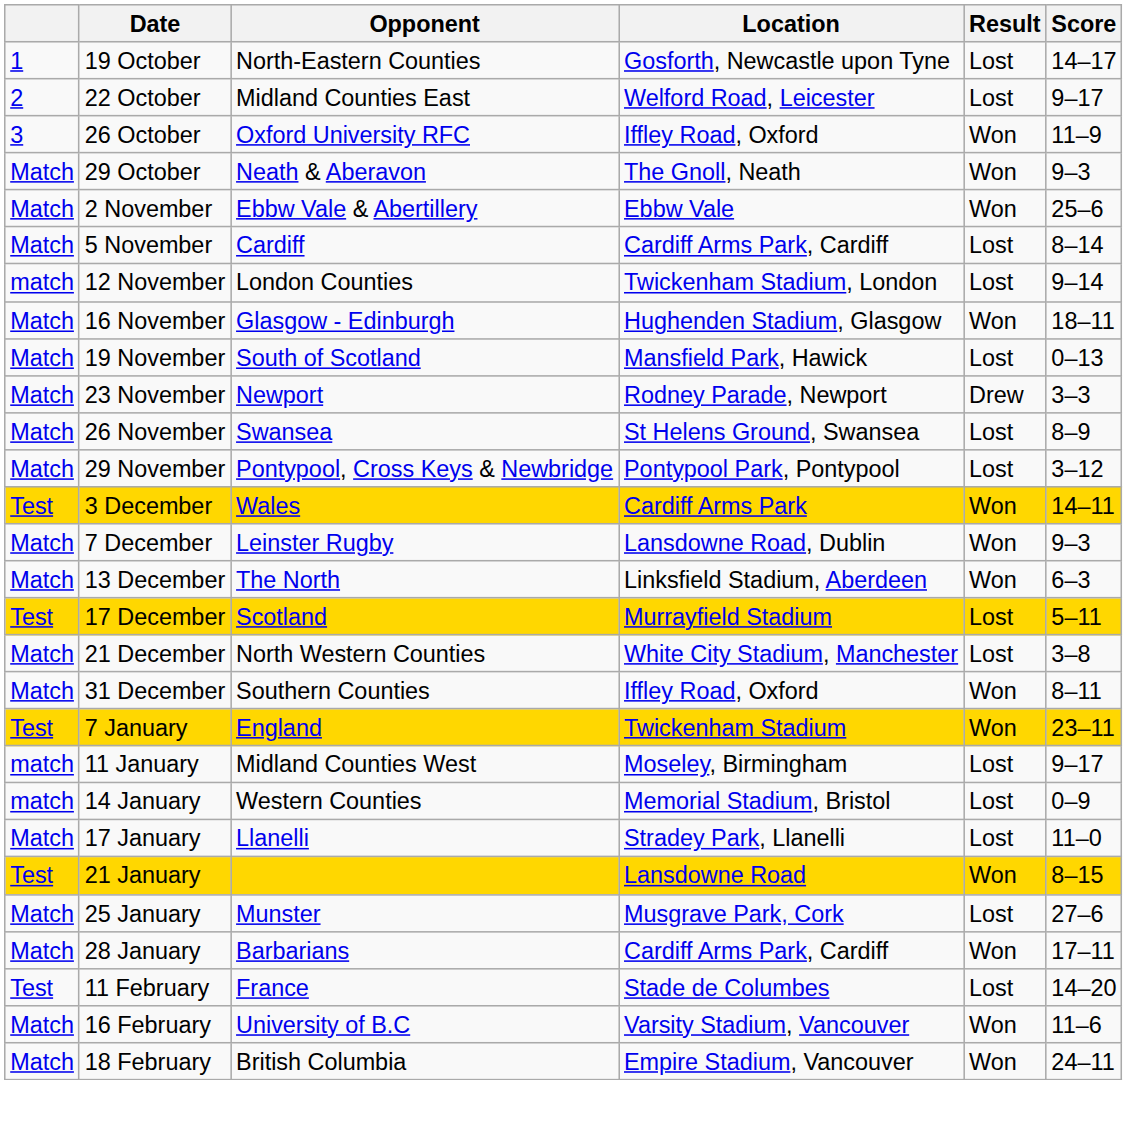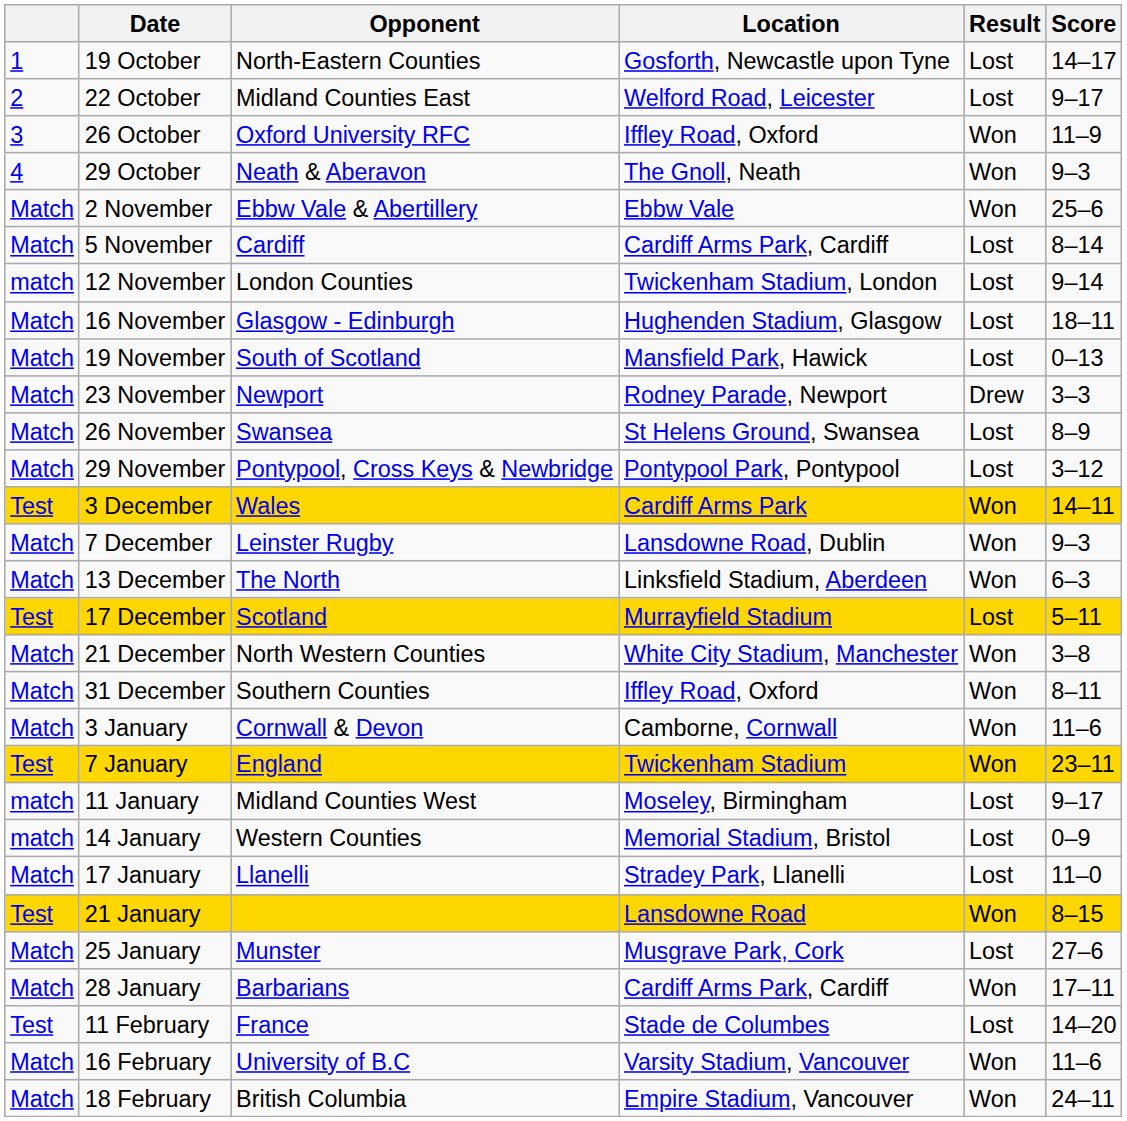(42, 172) Match -> (17, 172) 4
(993, 320) Won -> (991, 320) Lost
(991, 653) Lost -> (993, 653) Won
+ row: (136, 728)
